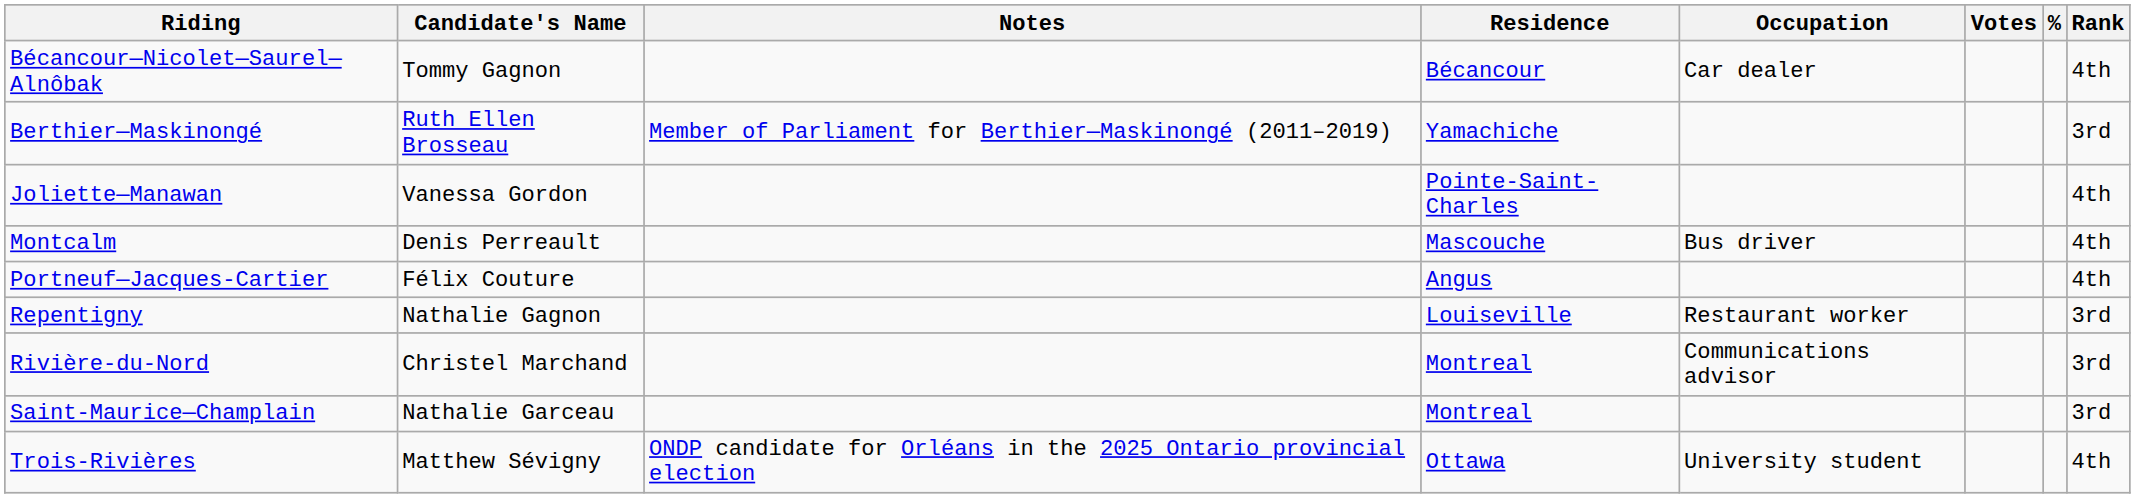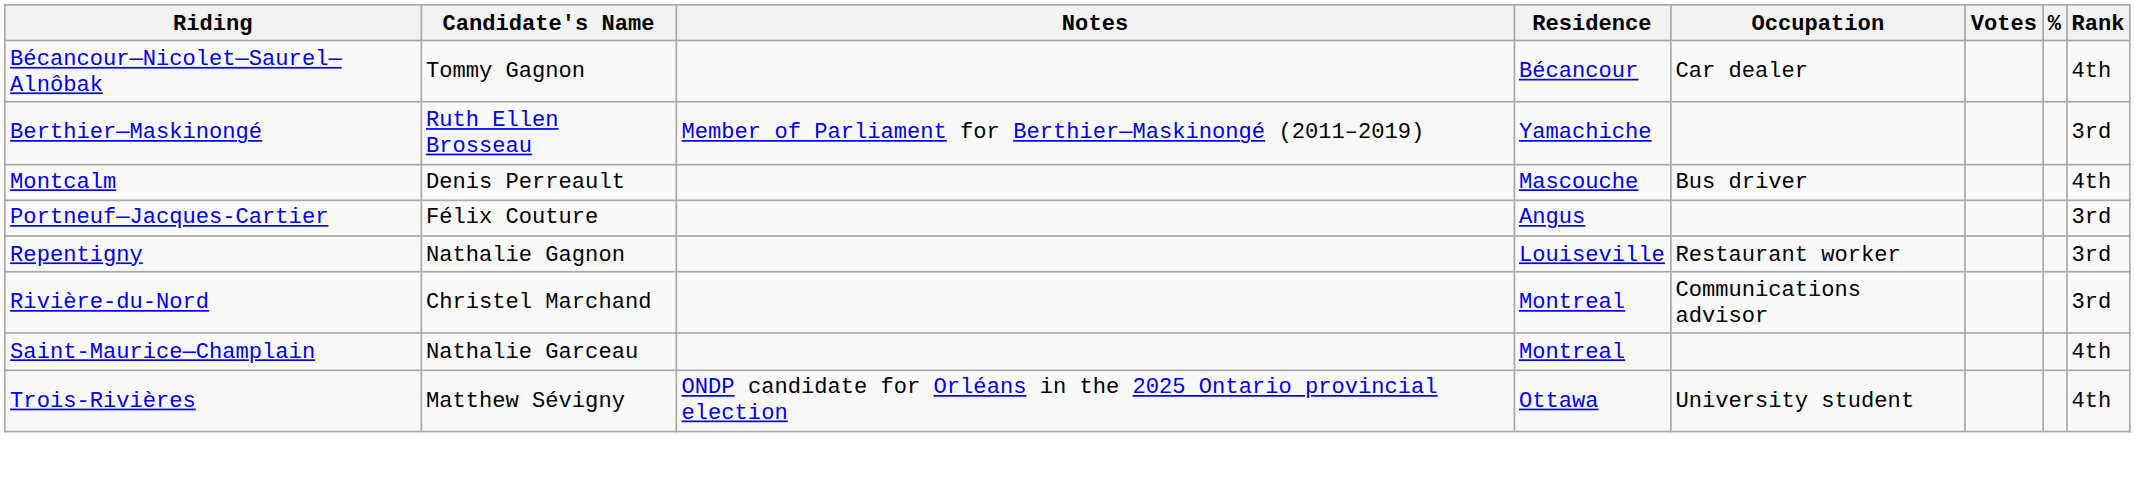- row: (116, 195)
(2091, 279) 4th -> (2091, 218) 3rd
(2091, 413) 3rd -> (2091, 351) 4th
